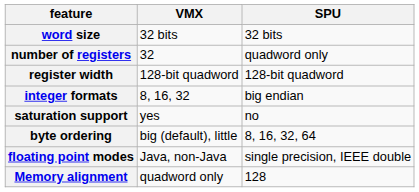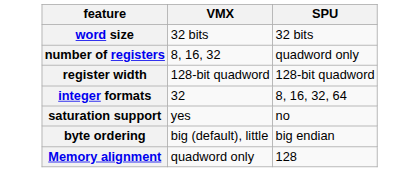(147, 55) 32 -> (196, 55) 8, 16, 32
(165, 95) 8, 16, 32 -> (178, 95) 32
(274, 95) big endian -> (311, 95) 8, 16, 32, 64
(280, 136) 8, 16, 32, 64 -> (305, 136) big endian
- row: (71, 156)
